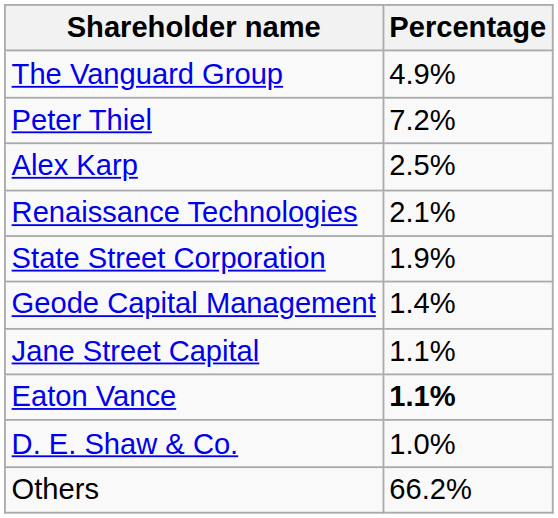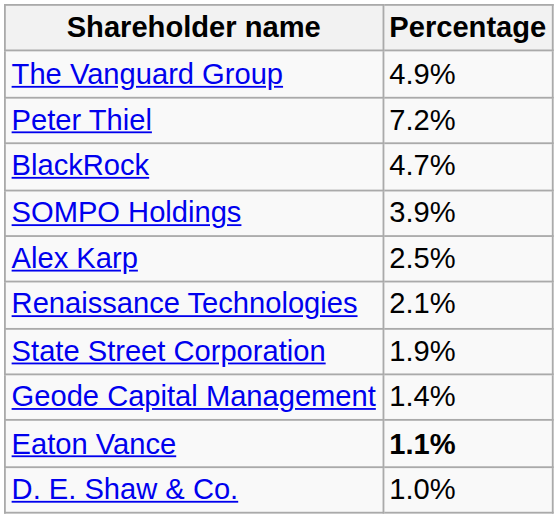+ row: (80, 166)
+ row: (127, 212)
- row: (135, 350)
- row: (55, 489)
